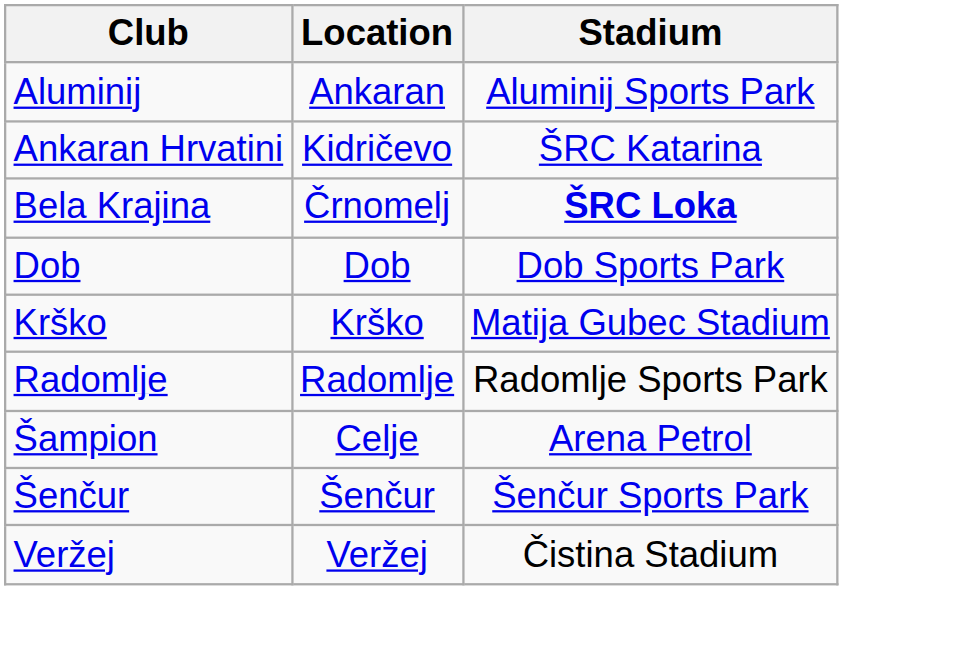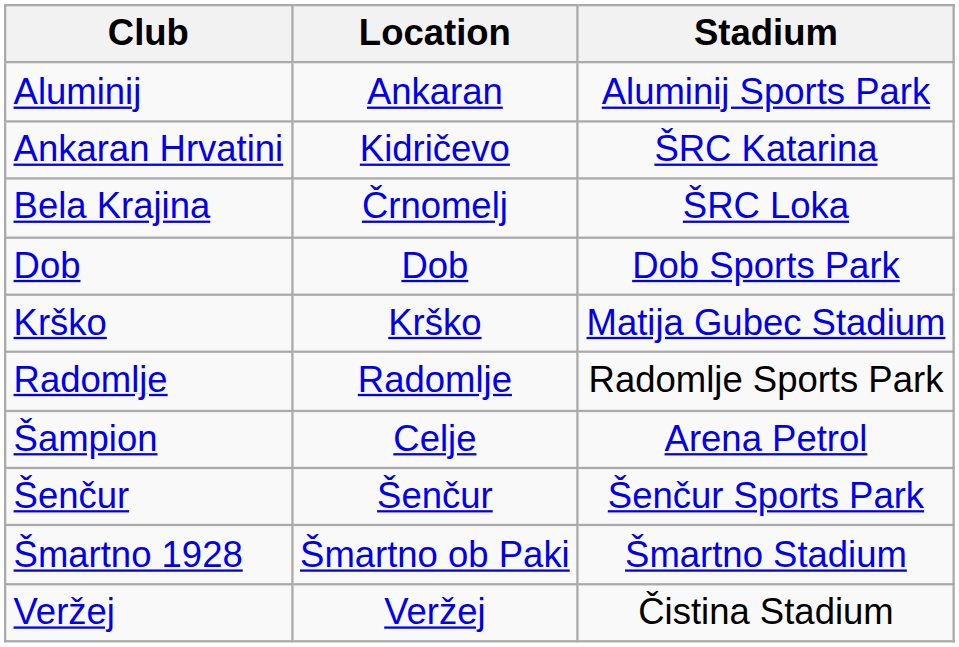(650, 206) bold -> (766, 206) normal
+ row: (128, 554)
